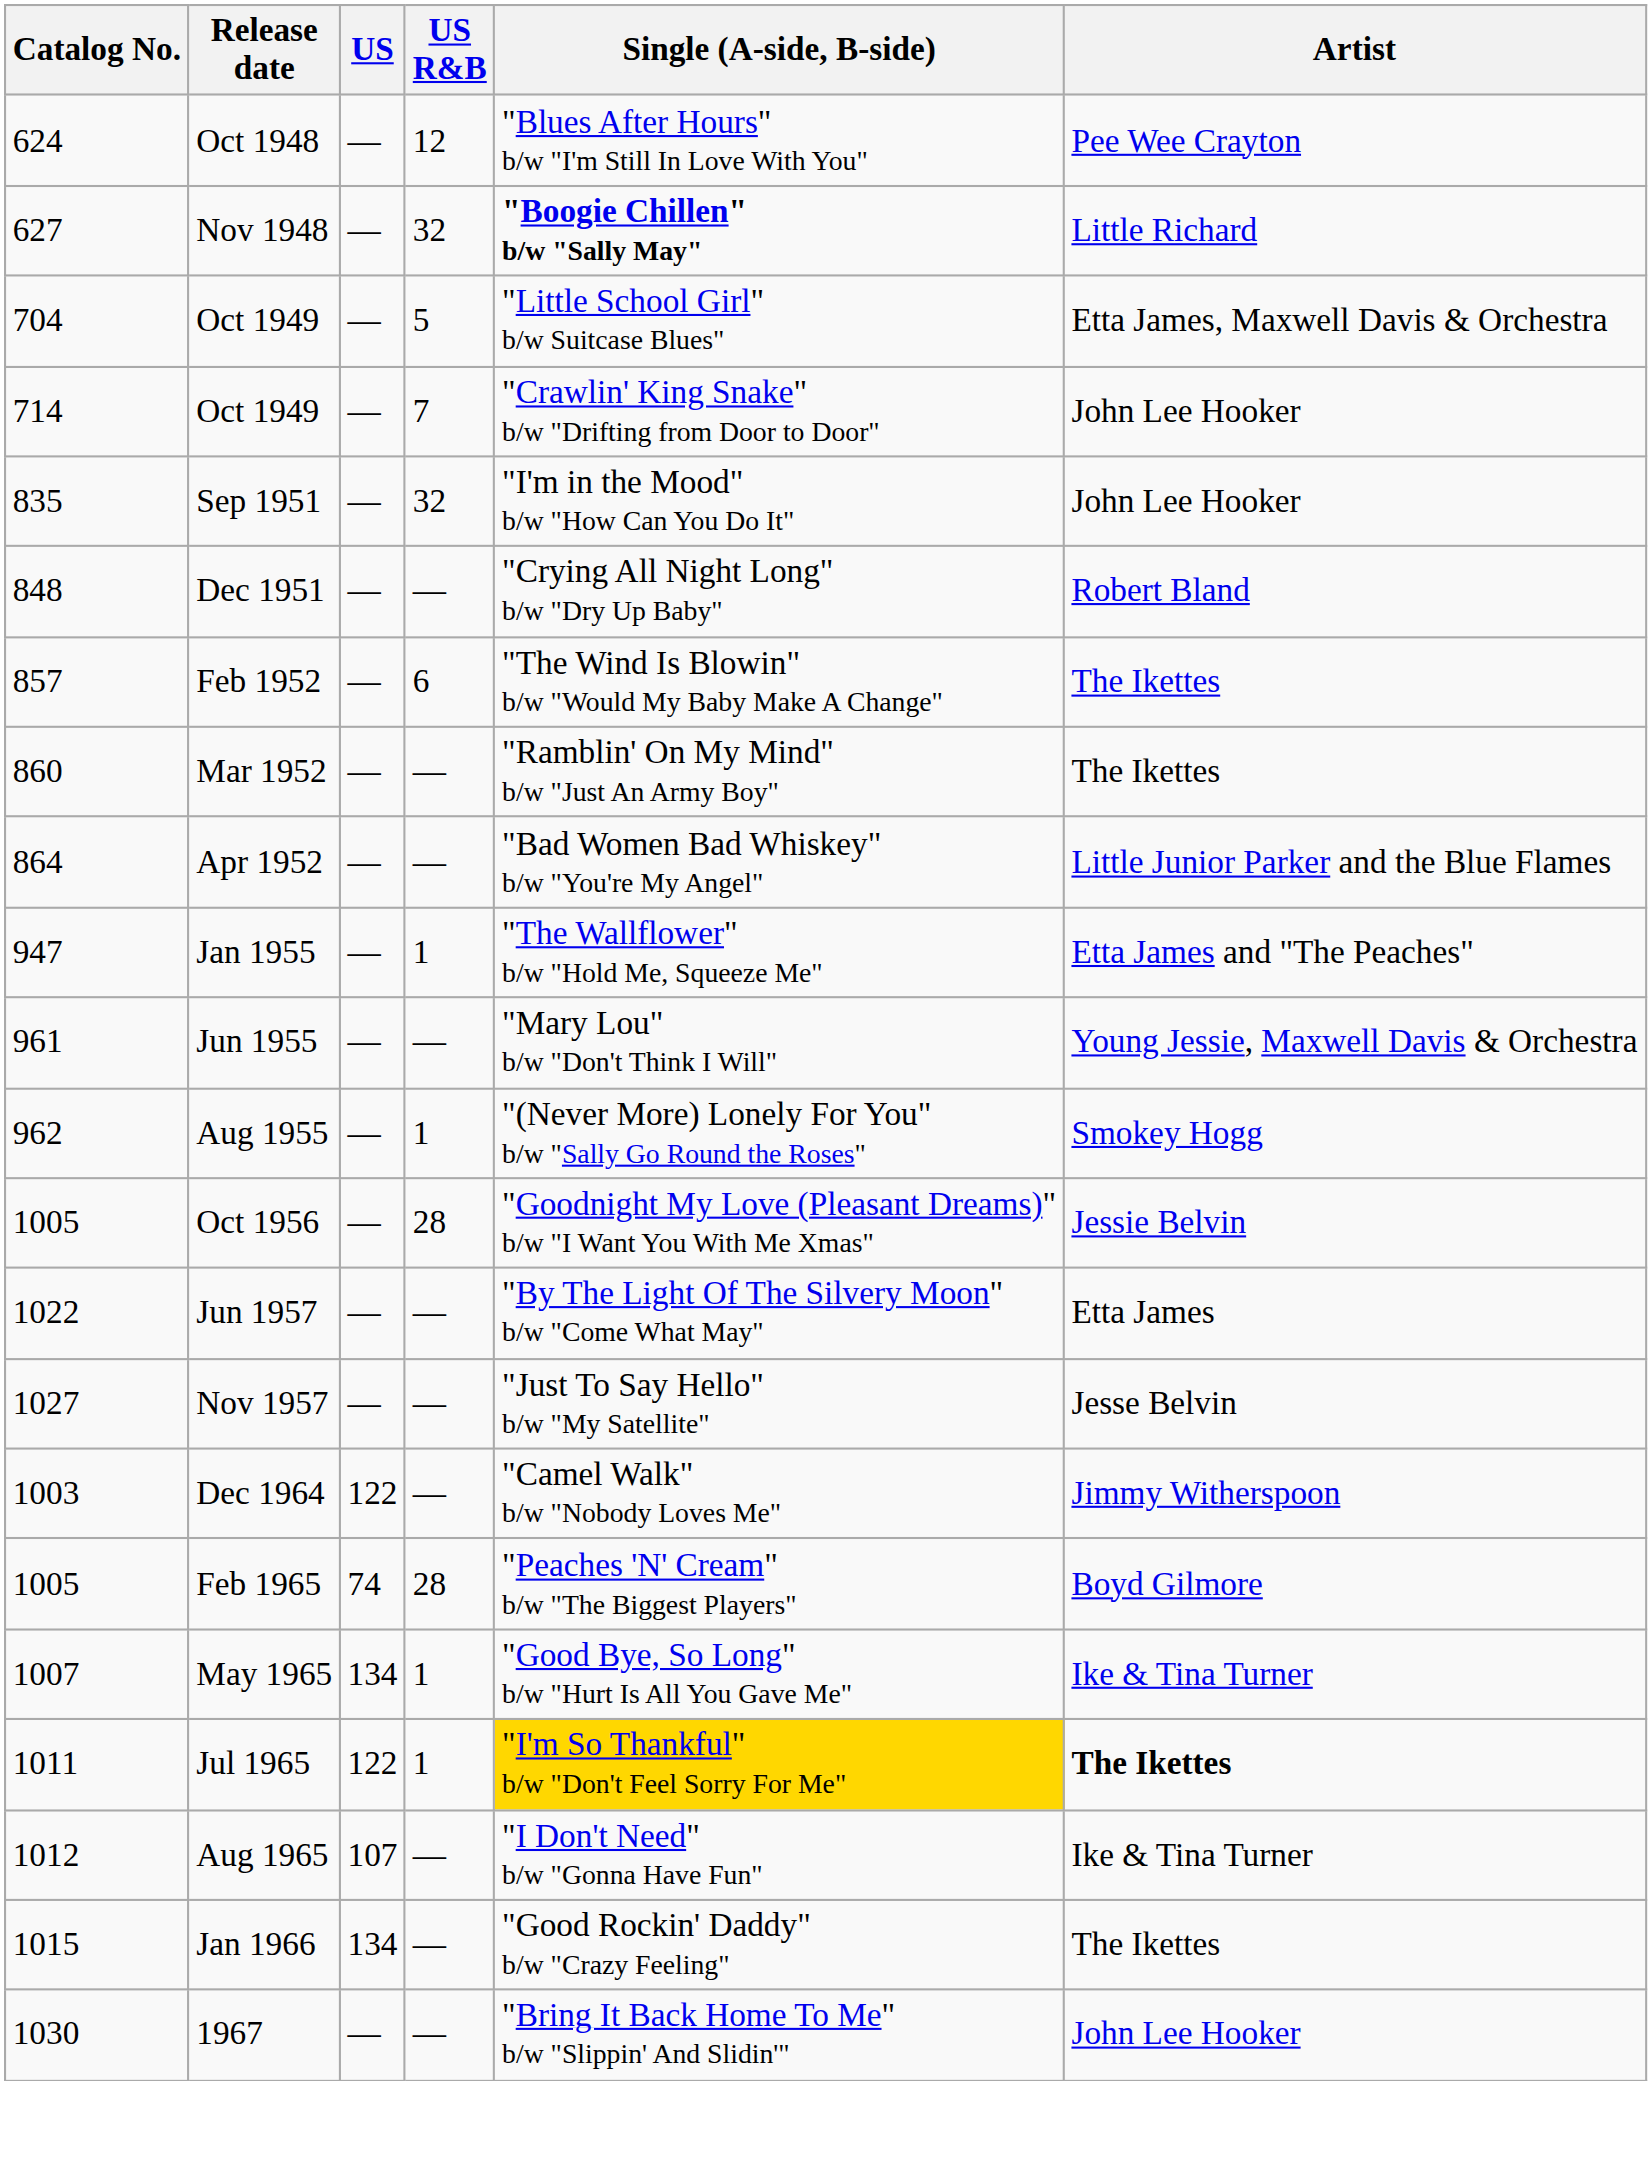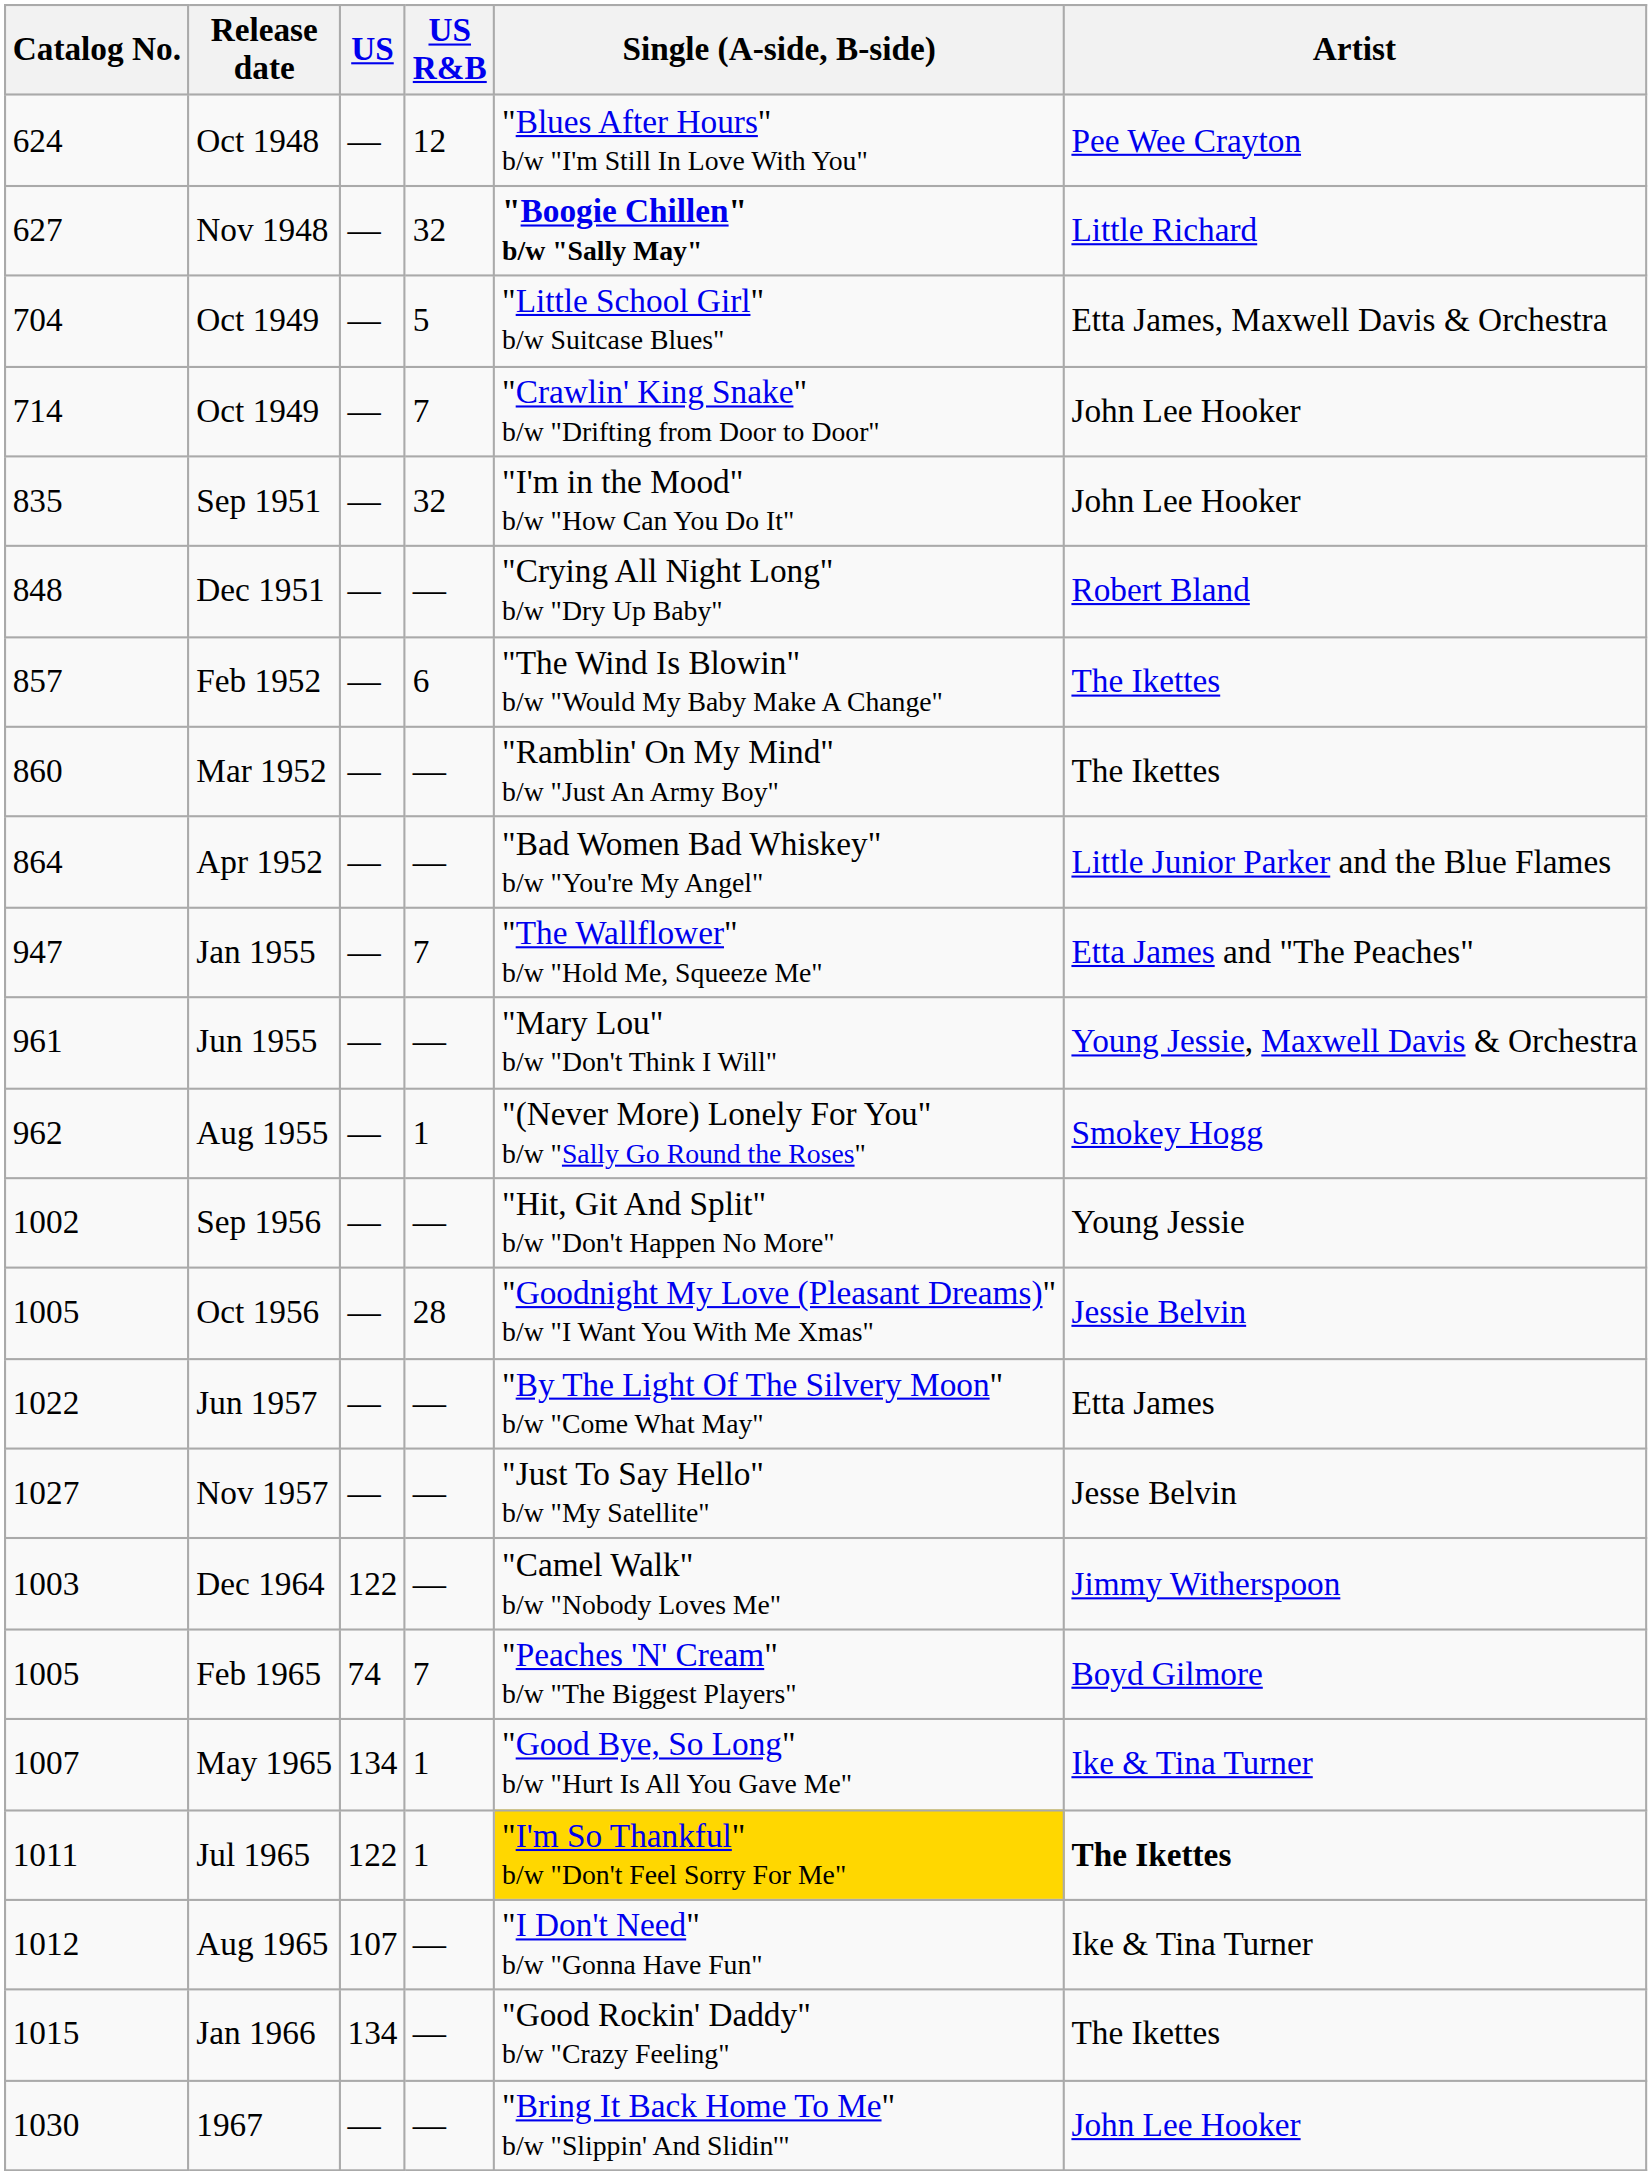(421, 951) 1 -> (421, 951) 7
+ row: (46, 1222)
(429, 1583) 28 -> (421, 1673) 7
